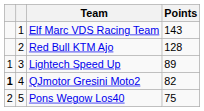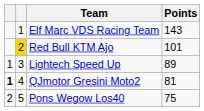(21, 47) no background -> (21, 47) gold background
(173, 47) 128 -> (173, 47) 101
(170, 81) 82 -> (170, 81) 81
